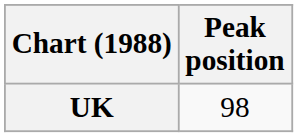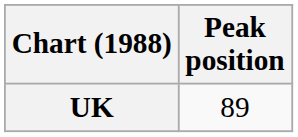(235, 107) 98 -> (235, 107) 89
